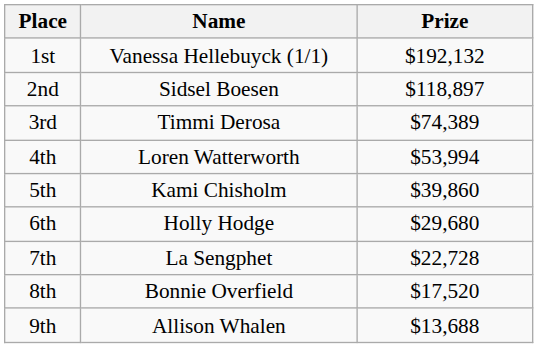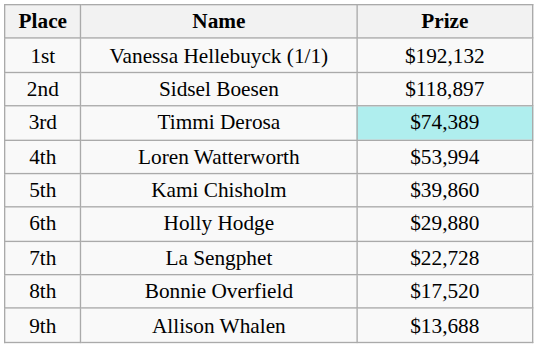(445, 122) no background -> (445, 122) paleturquoise background
(445, 223) $29,680 -> (445, 223) $29,880
